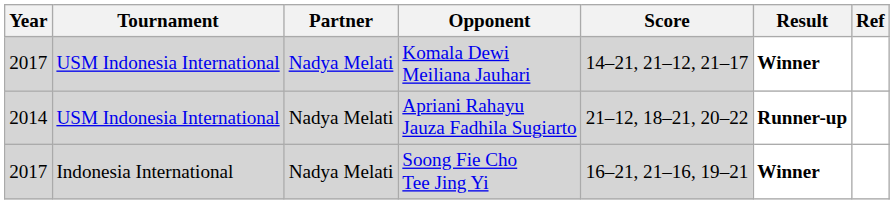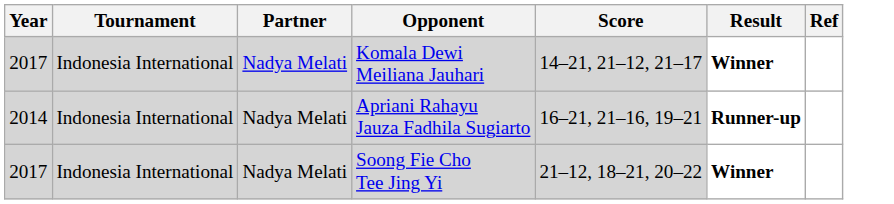(168, 63) USM Indonesia International -> (145, 63) Indonesia International
(168, 117) USM Indonesia International -> (145, 117) Indonesia International
(667, 117) 21–12, 18–21, 20–22 -> (621, 117) 16–21, 21–16, 19–21
(667, 171) 16–21, 21–16, 19–21 -> (621, 171) 21–12, 18–21, 20–22
